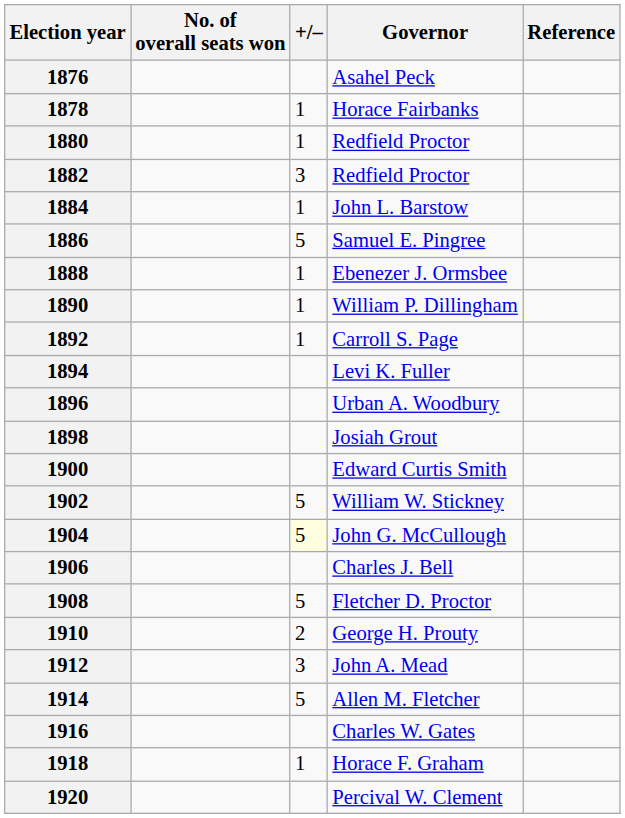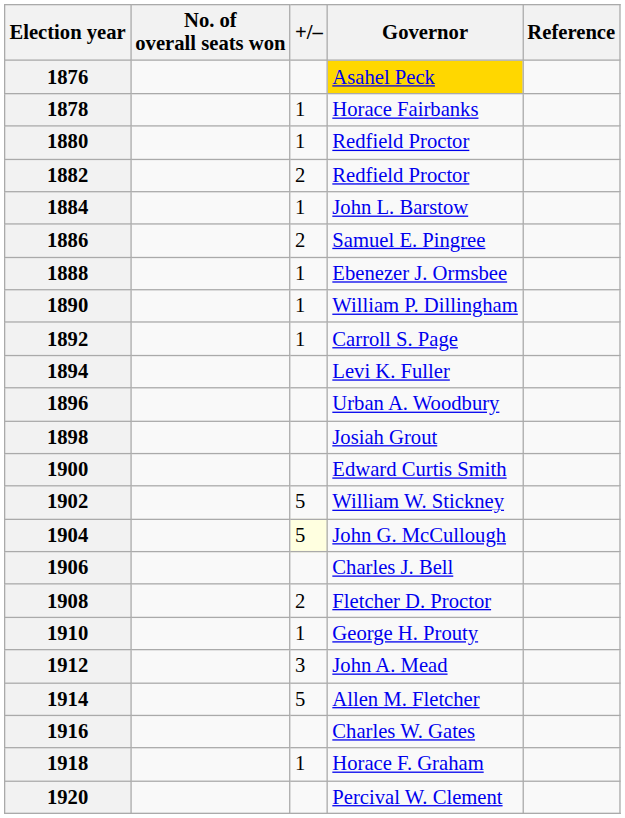(384, 76) no background -> (384, 76) gold background
(300, 175) 3 -> (300, 175) 2
(300, 240) 5 -> (300, 240) 2
(300, 600) 5 -> (300, 600) 2
(300, 633) 2 -> (300, 633) 1
